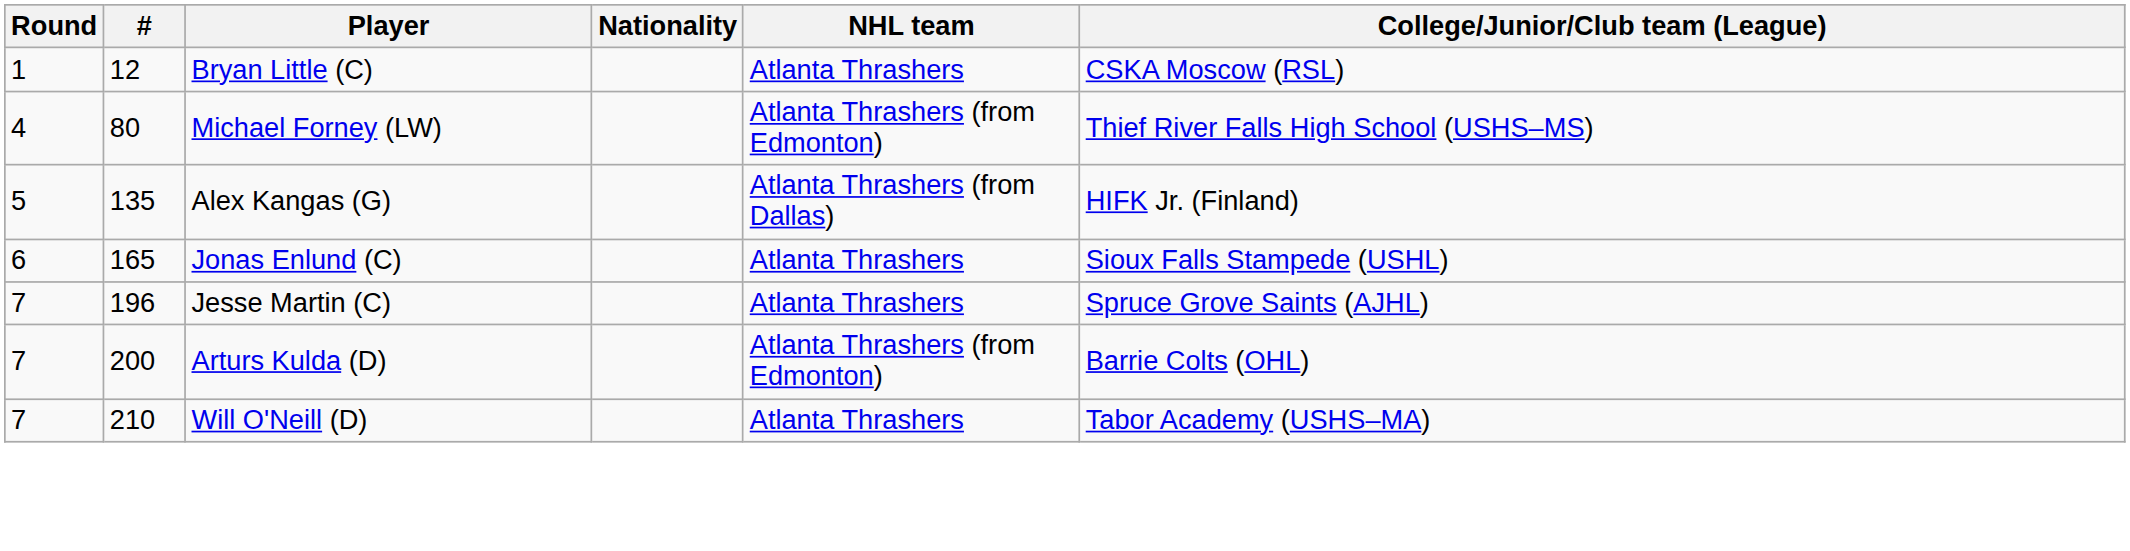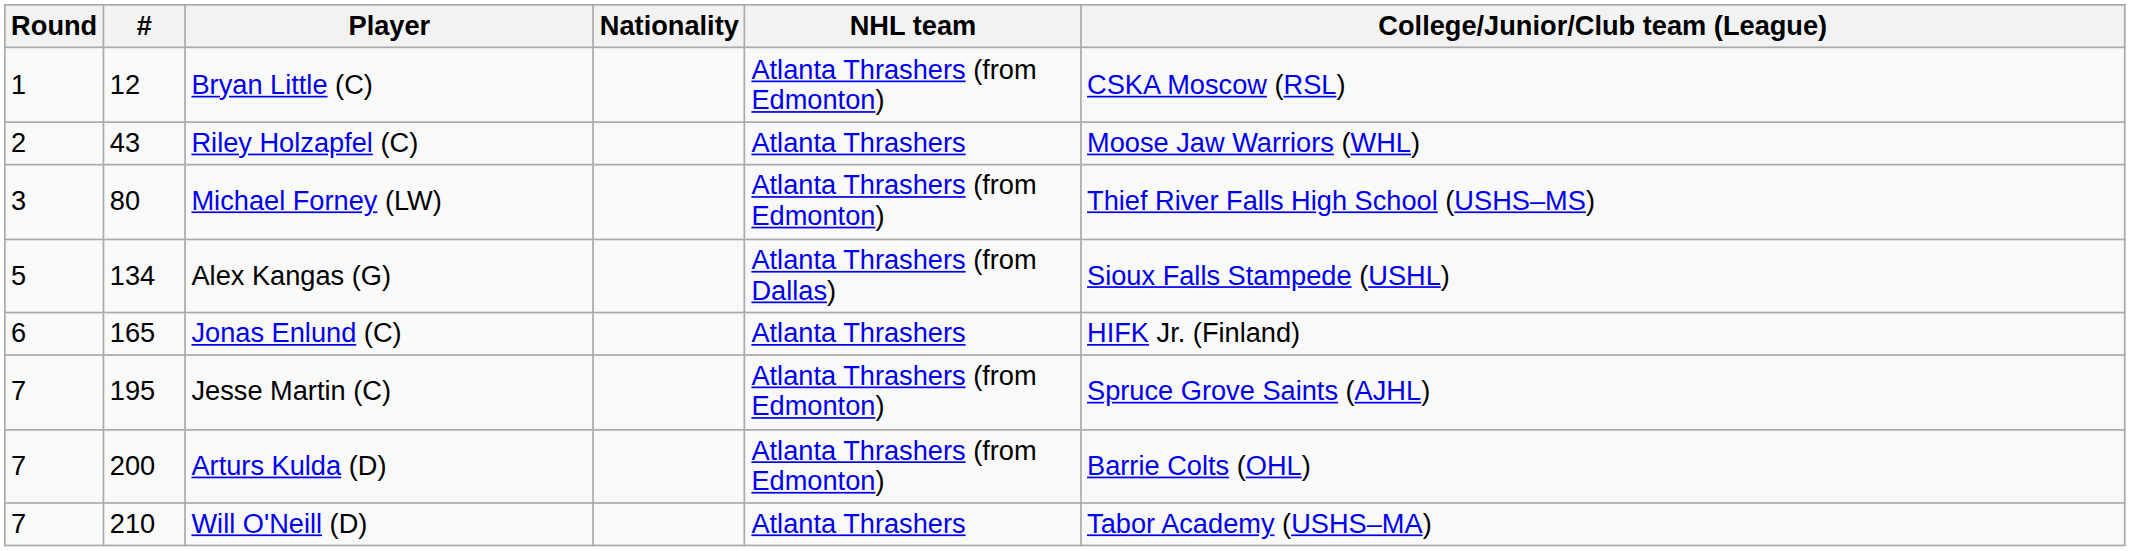(857, 69) Atlanta Thrashers -> (894, 84) Atlanta Thrashers (from Edmonton)
+ row: (305, 142)
(19, 127) 4 -> (19, 201) 3
(132, 201) 135 -> (132, 275) 134
(1192, 201) HIFK Jr. (Finland) -> (1268, 275) Sioux Falls Stampede (USHL)
(1267, 259) Sioux Falls Stampede (USHL) -> (1194, 333) HIFK Jr. (Finland)
(132, 302) 196 -> (132, 391) 195
(857, 302) Atlanta Thrashers -> (894, 391) Atlanta Thrashers (from Edmonton)
